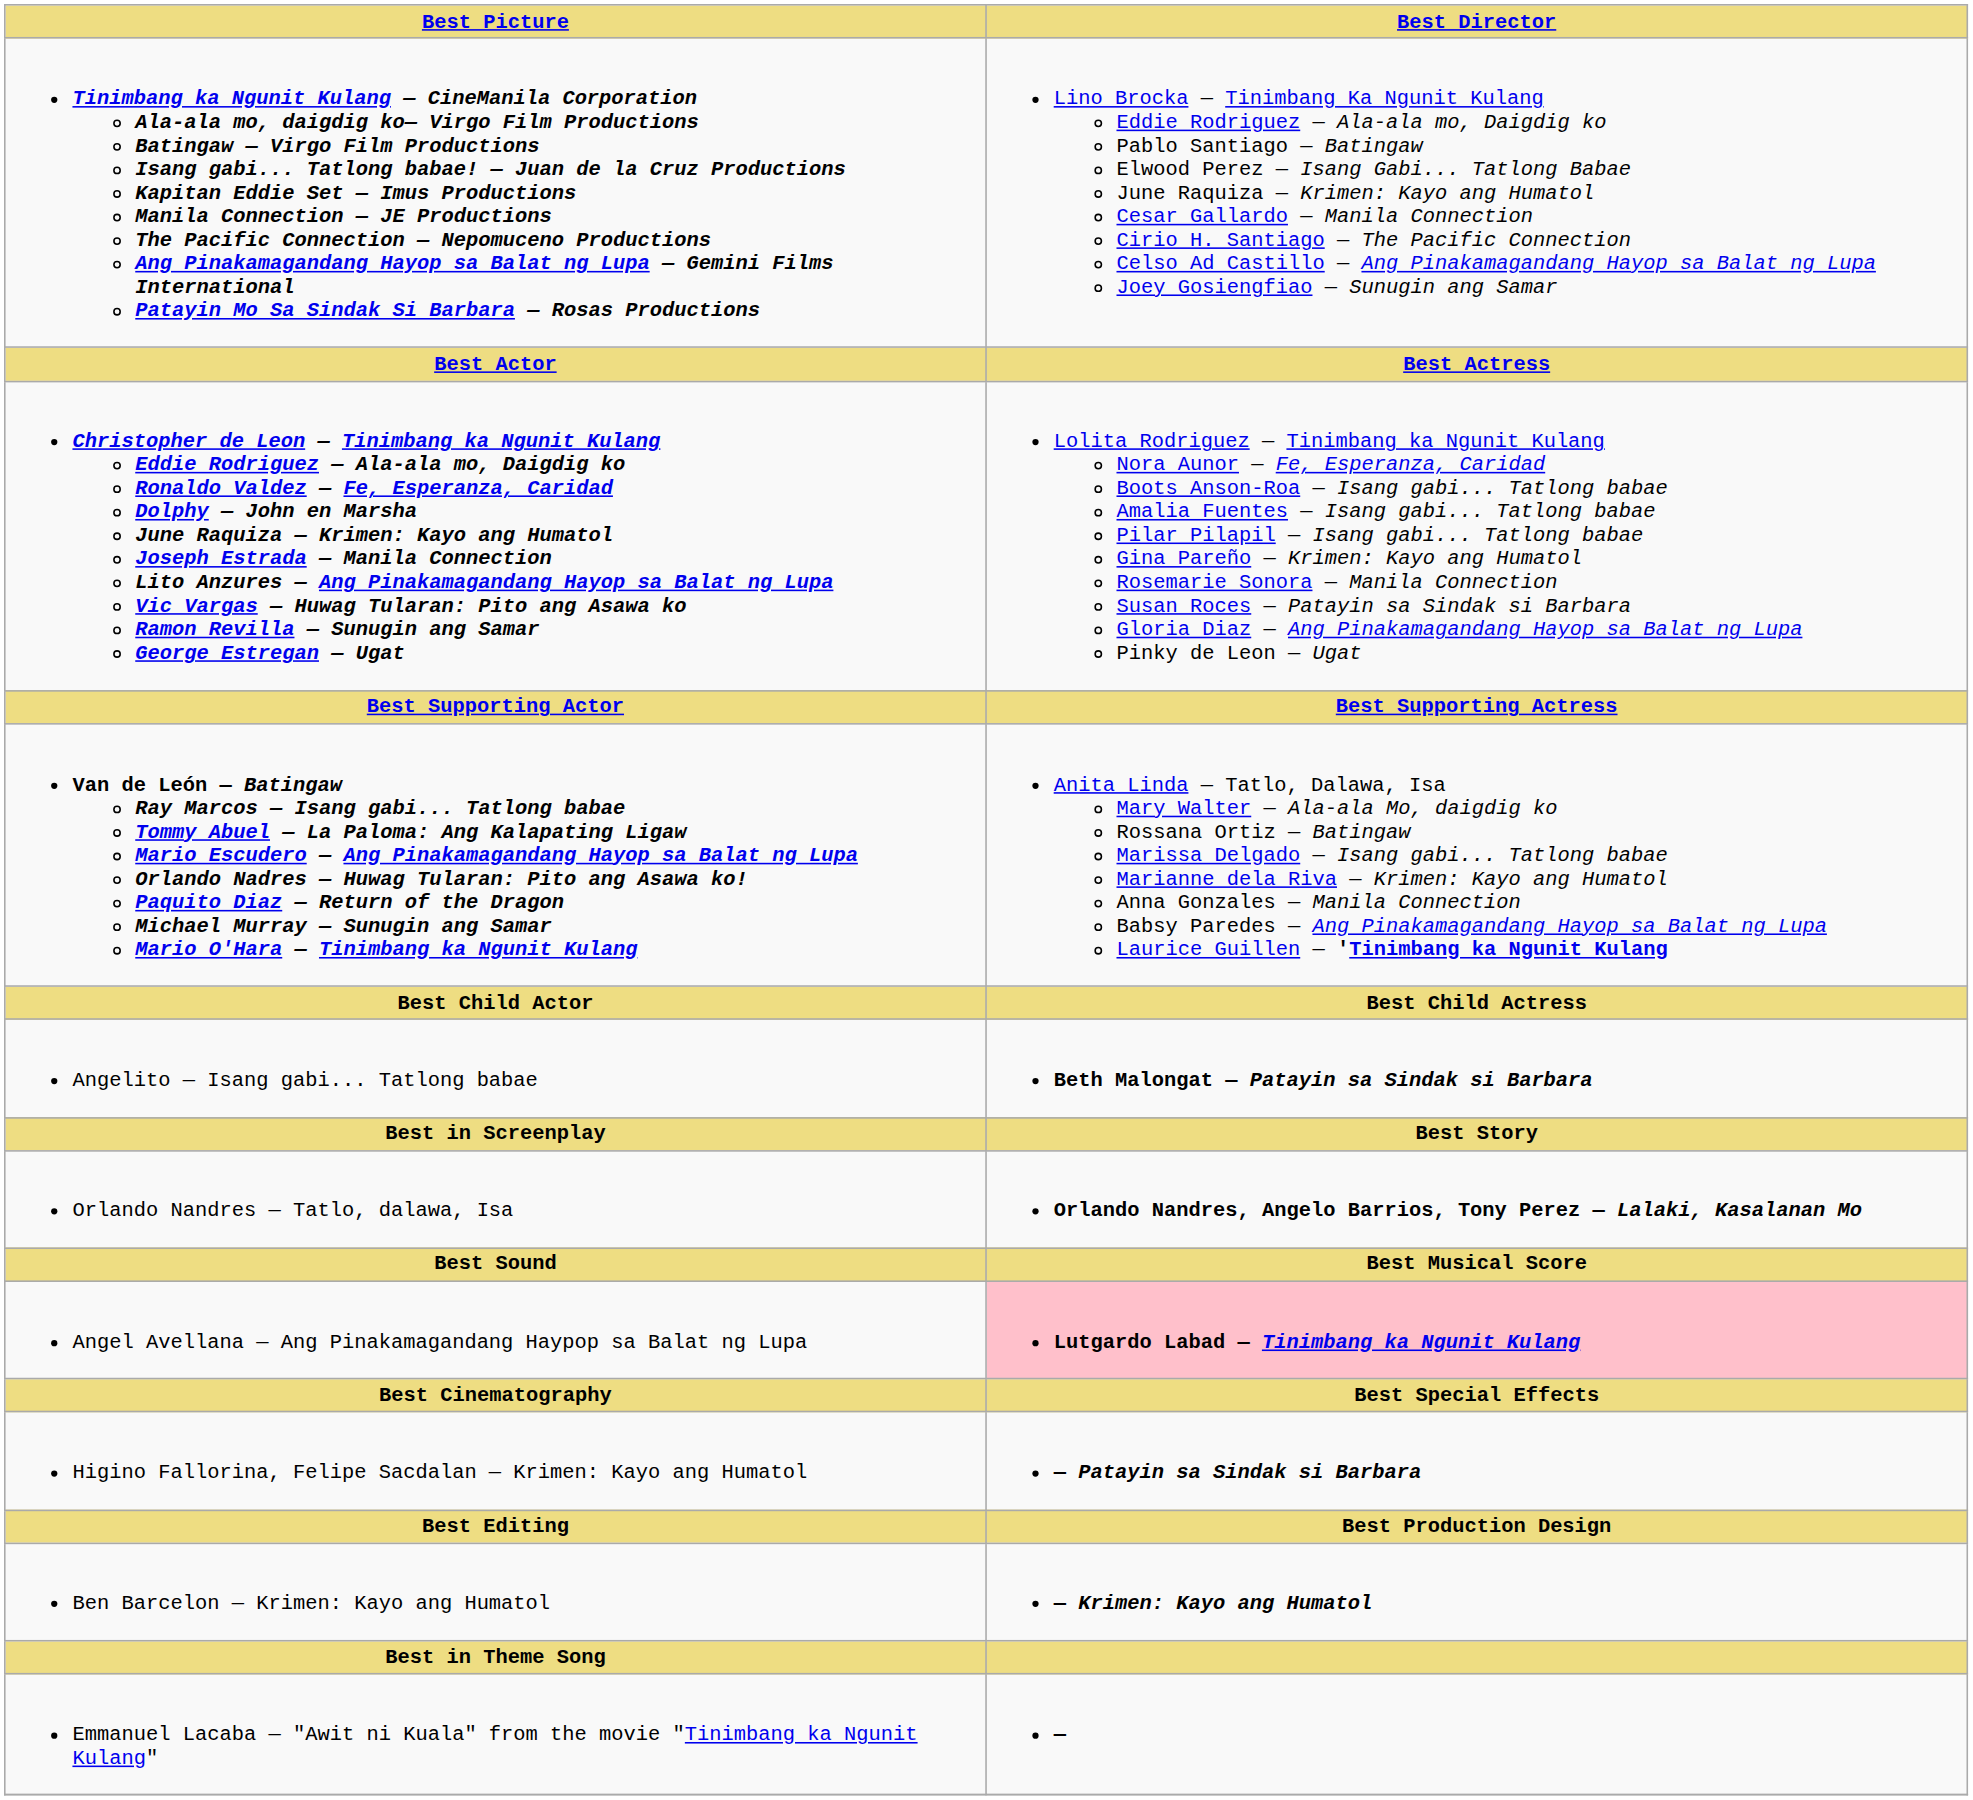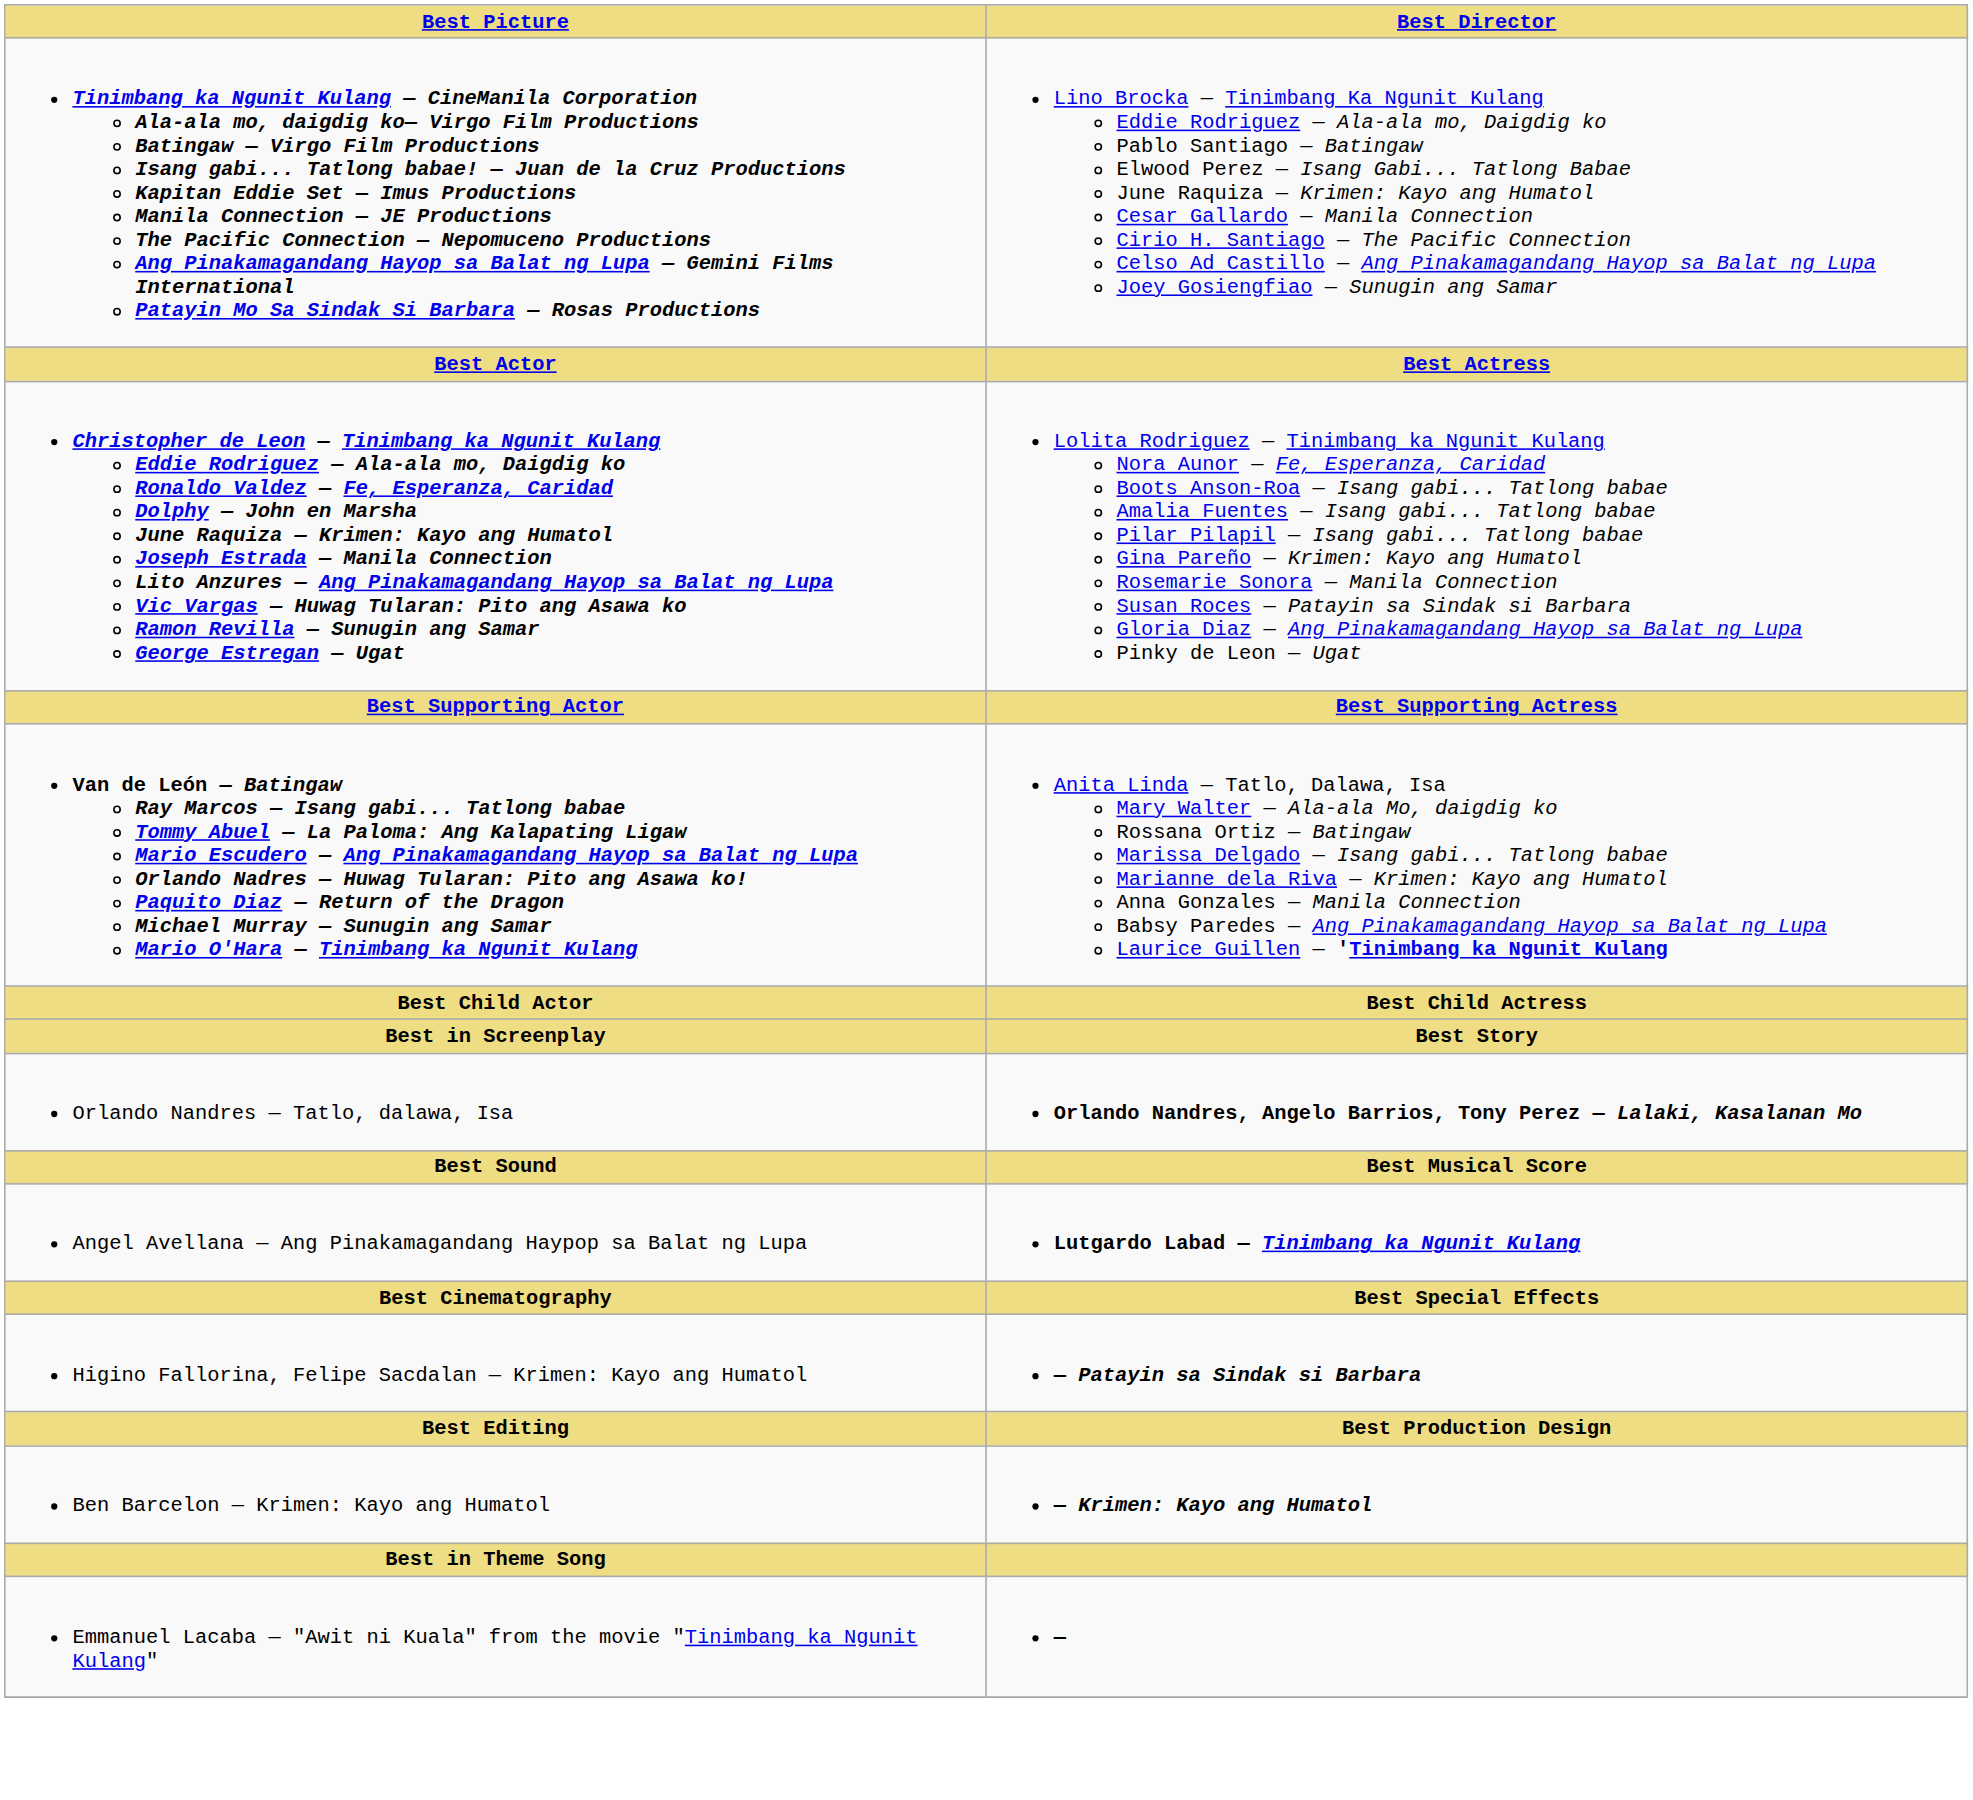- row: (495, 1080)
(1477, 1342) pink background -> (1477, 1244) no background
